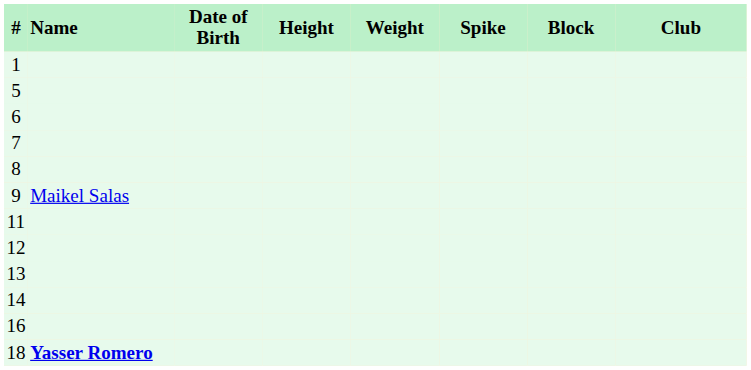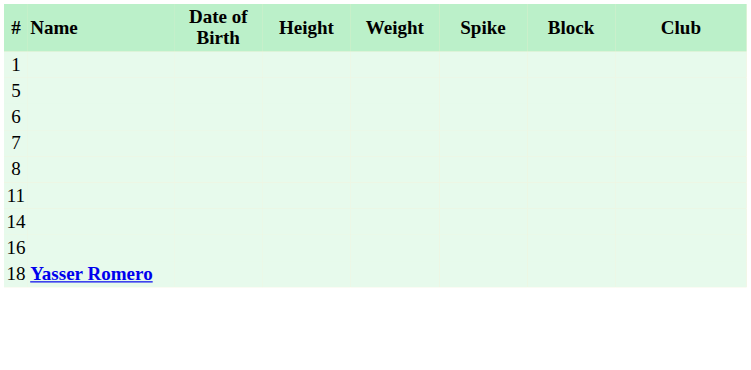- row: (16, 195)
- row: (16, 247)
- row: (16, 274)
